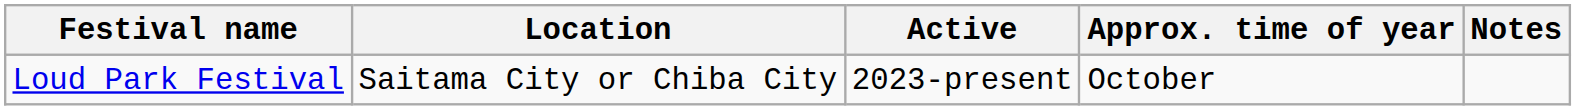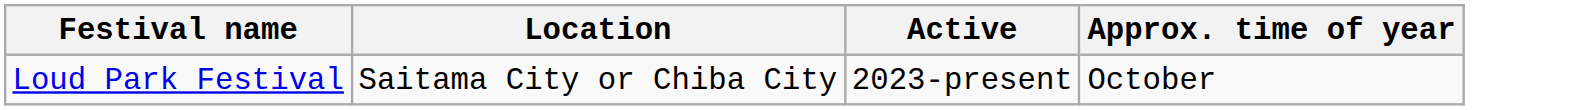- column: (1516, 30)
